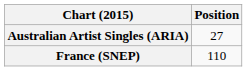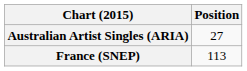(217, 55) 110 -> (217, 55) 113
